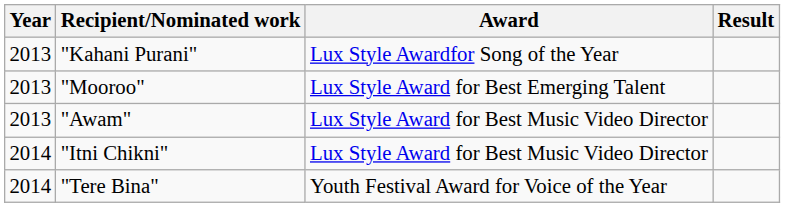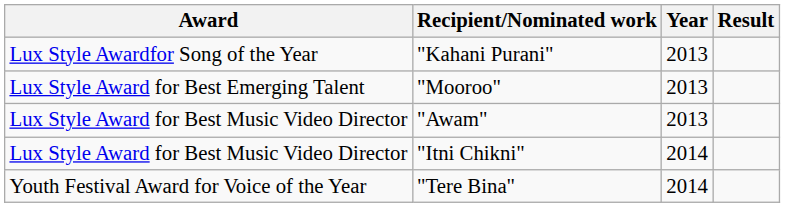columns swapped: (30, 20) <-> (509, 20)
